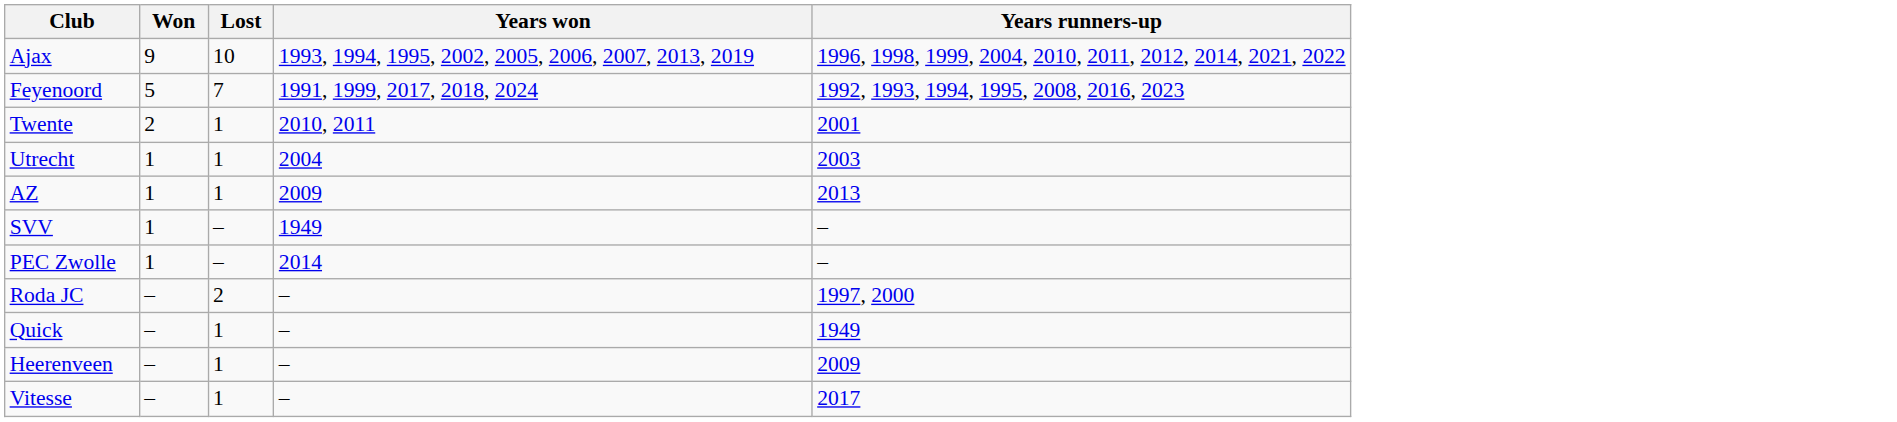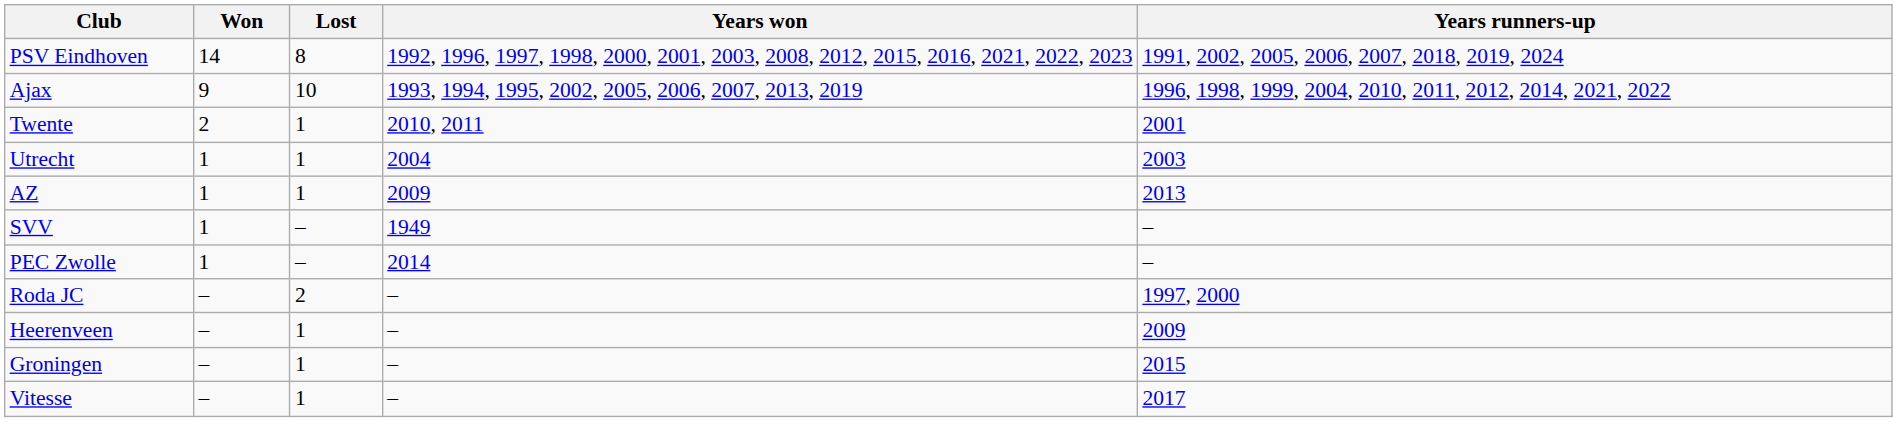+ row: (79, 55)
- row: (56, 90)
- row: (36, 329)
+ row: (56, 364)
